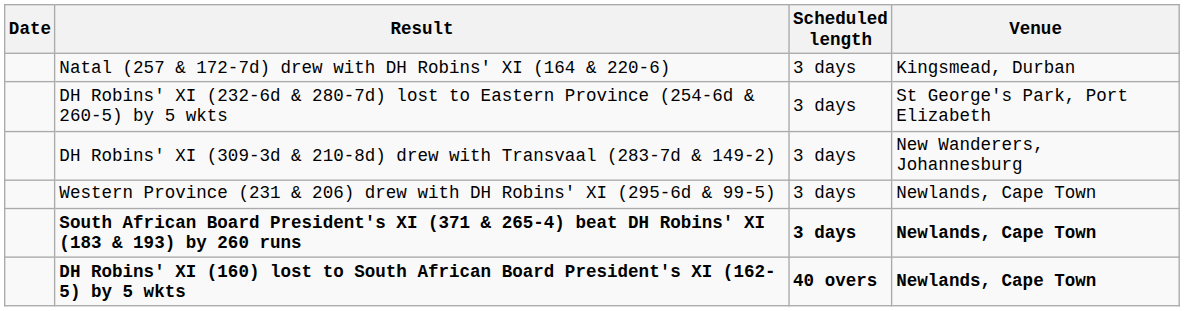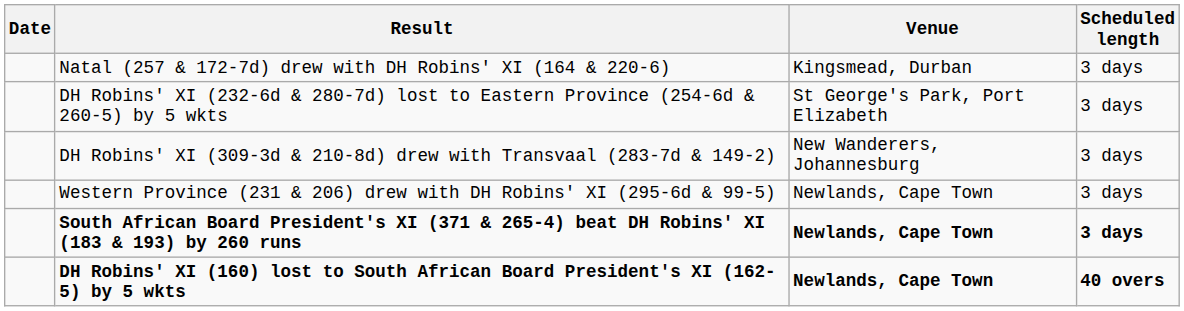columns swapped: (1036, 29) <-> (840, 29)
